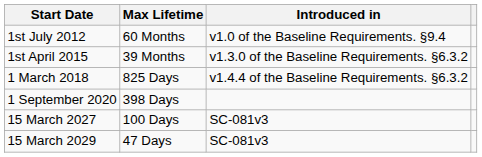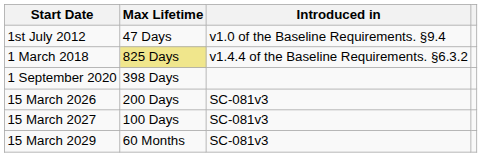(154, 36) 60 Months -> (147, 36) 47 Days
- row: (48, 57)
(151, 78) no background -> (151, 57) khaki background
+ row: (52, 99)
(147, 141) 47 Days -> (154, 141) 60 Months
